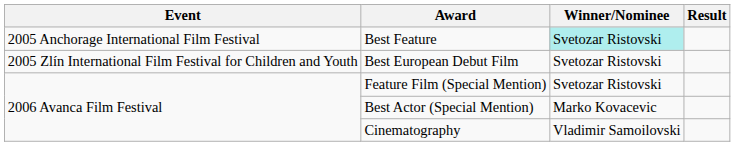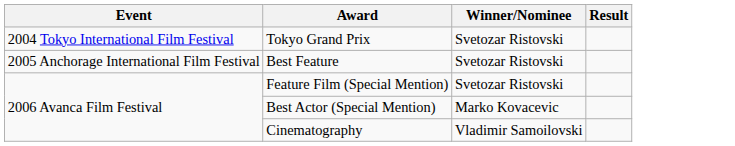+ row: (318, 38)
(607, 38) paleturquoise background -> (509, 61) no background
- row: (441, 61)
